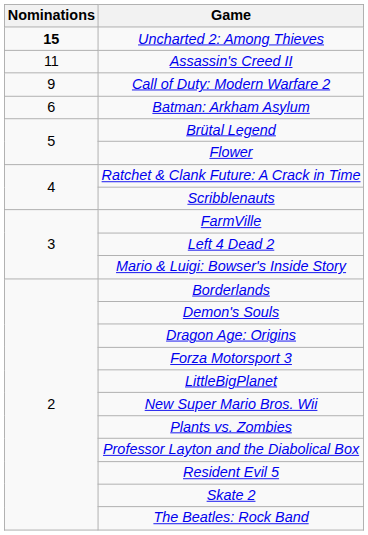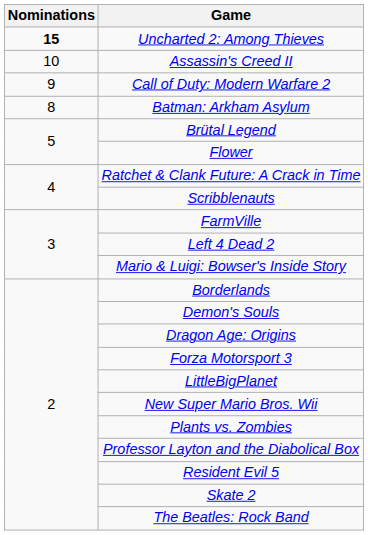(51, 61) 11 -> (51, 61) 10
(51, 107) 6 -> (51, 107) 8
